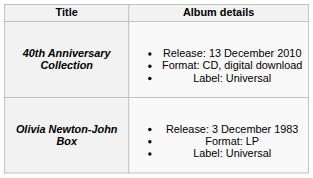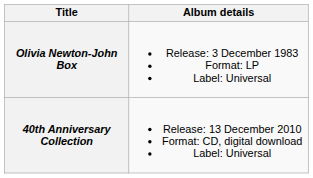rows swapped: (67, 135) <-> (67, 59)
